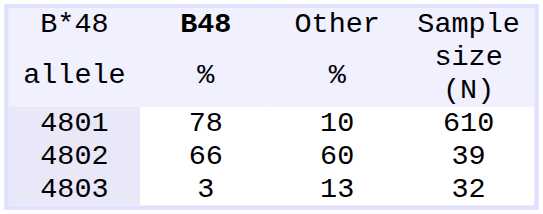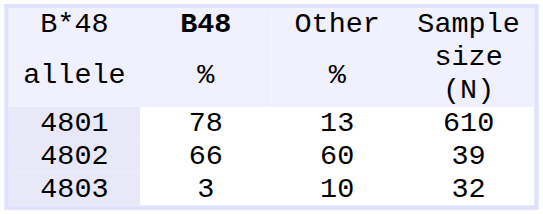(337, 123) 10 -> (337, 123) 13
(337, 189) 13 -> (337, 189) 10
